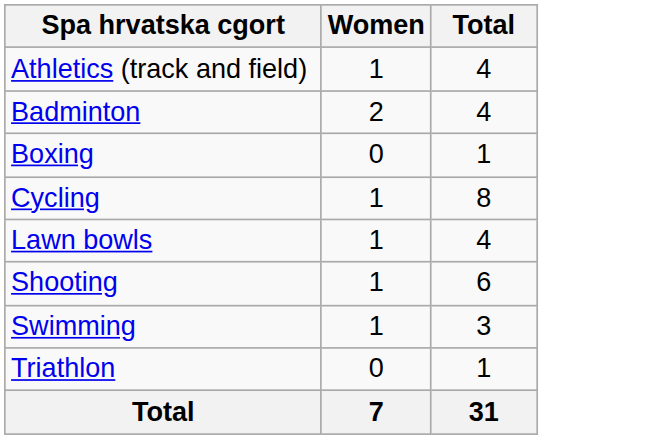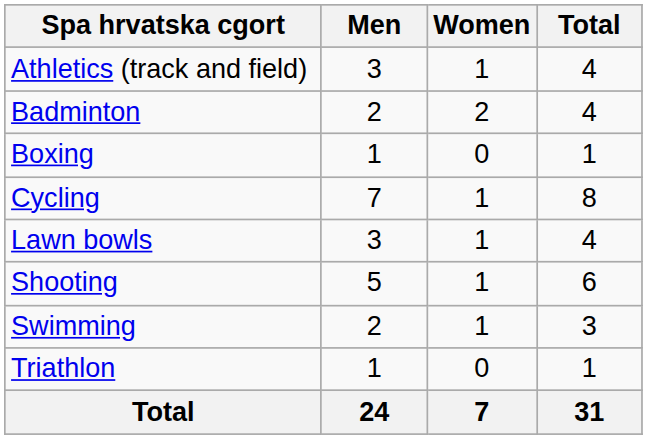+ column: (374, 25)
